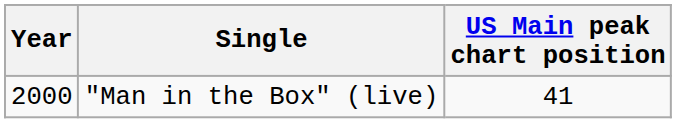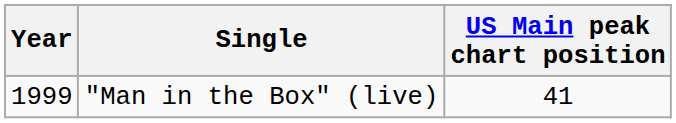(42, 97) 2000 -> (42, 97) 1999
